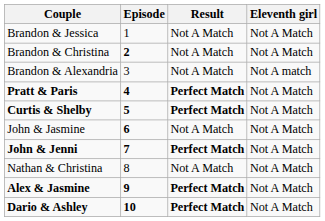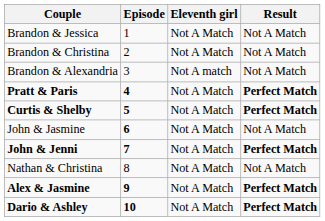columns swapped: (207, 14) <-> (284, 14)
(127, 52) bold -> (127, 52) normal
